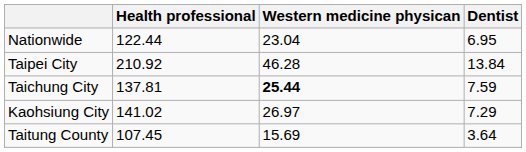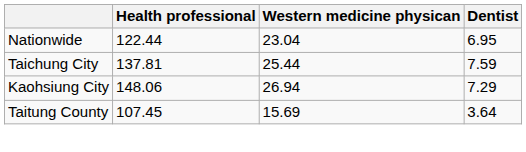- row: (43, 64)
(281, 87) bold -> (281, 64) normal
(139, 111) 141.02 -> (139, 87) 148.06
(281, 111) 26.97 -> (281, 87) 26.94
